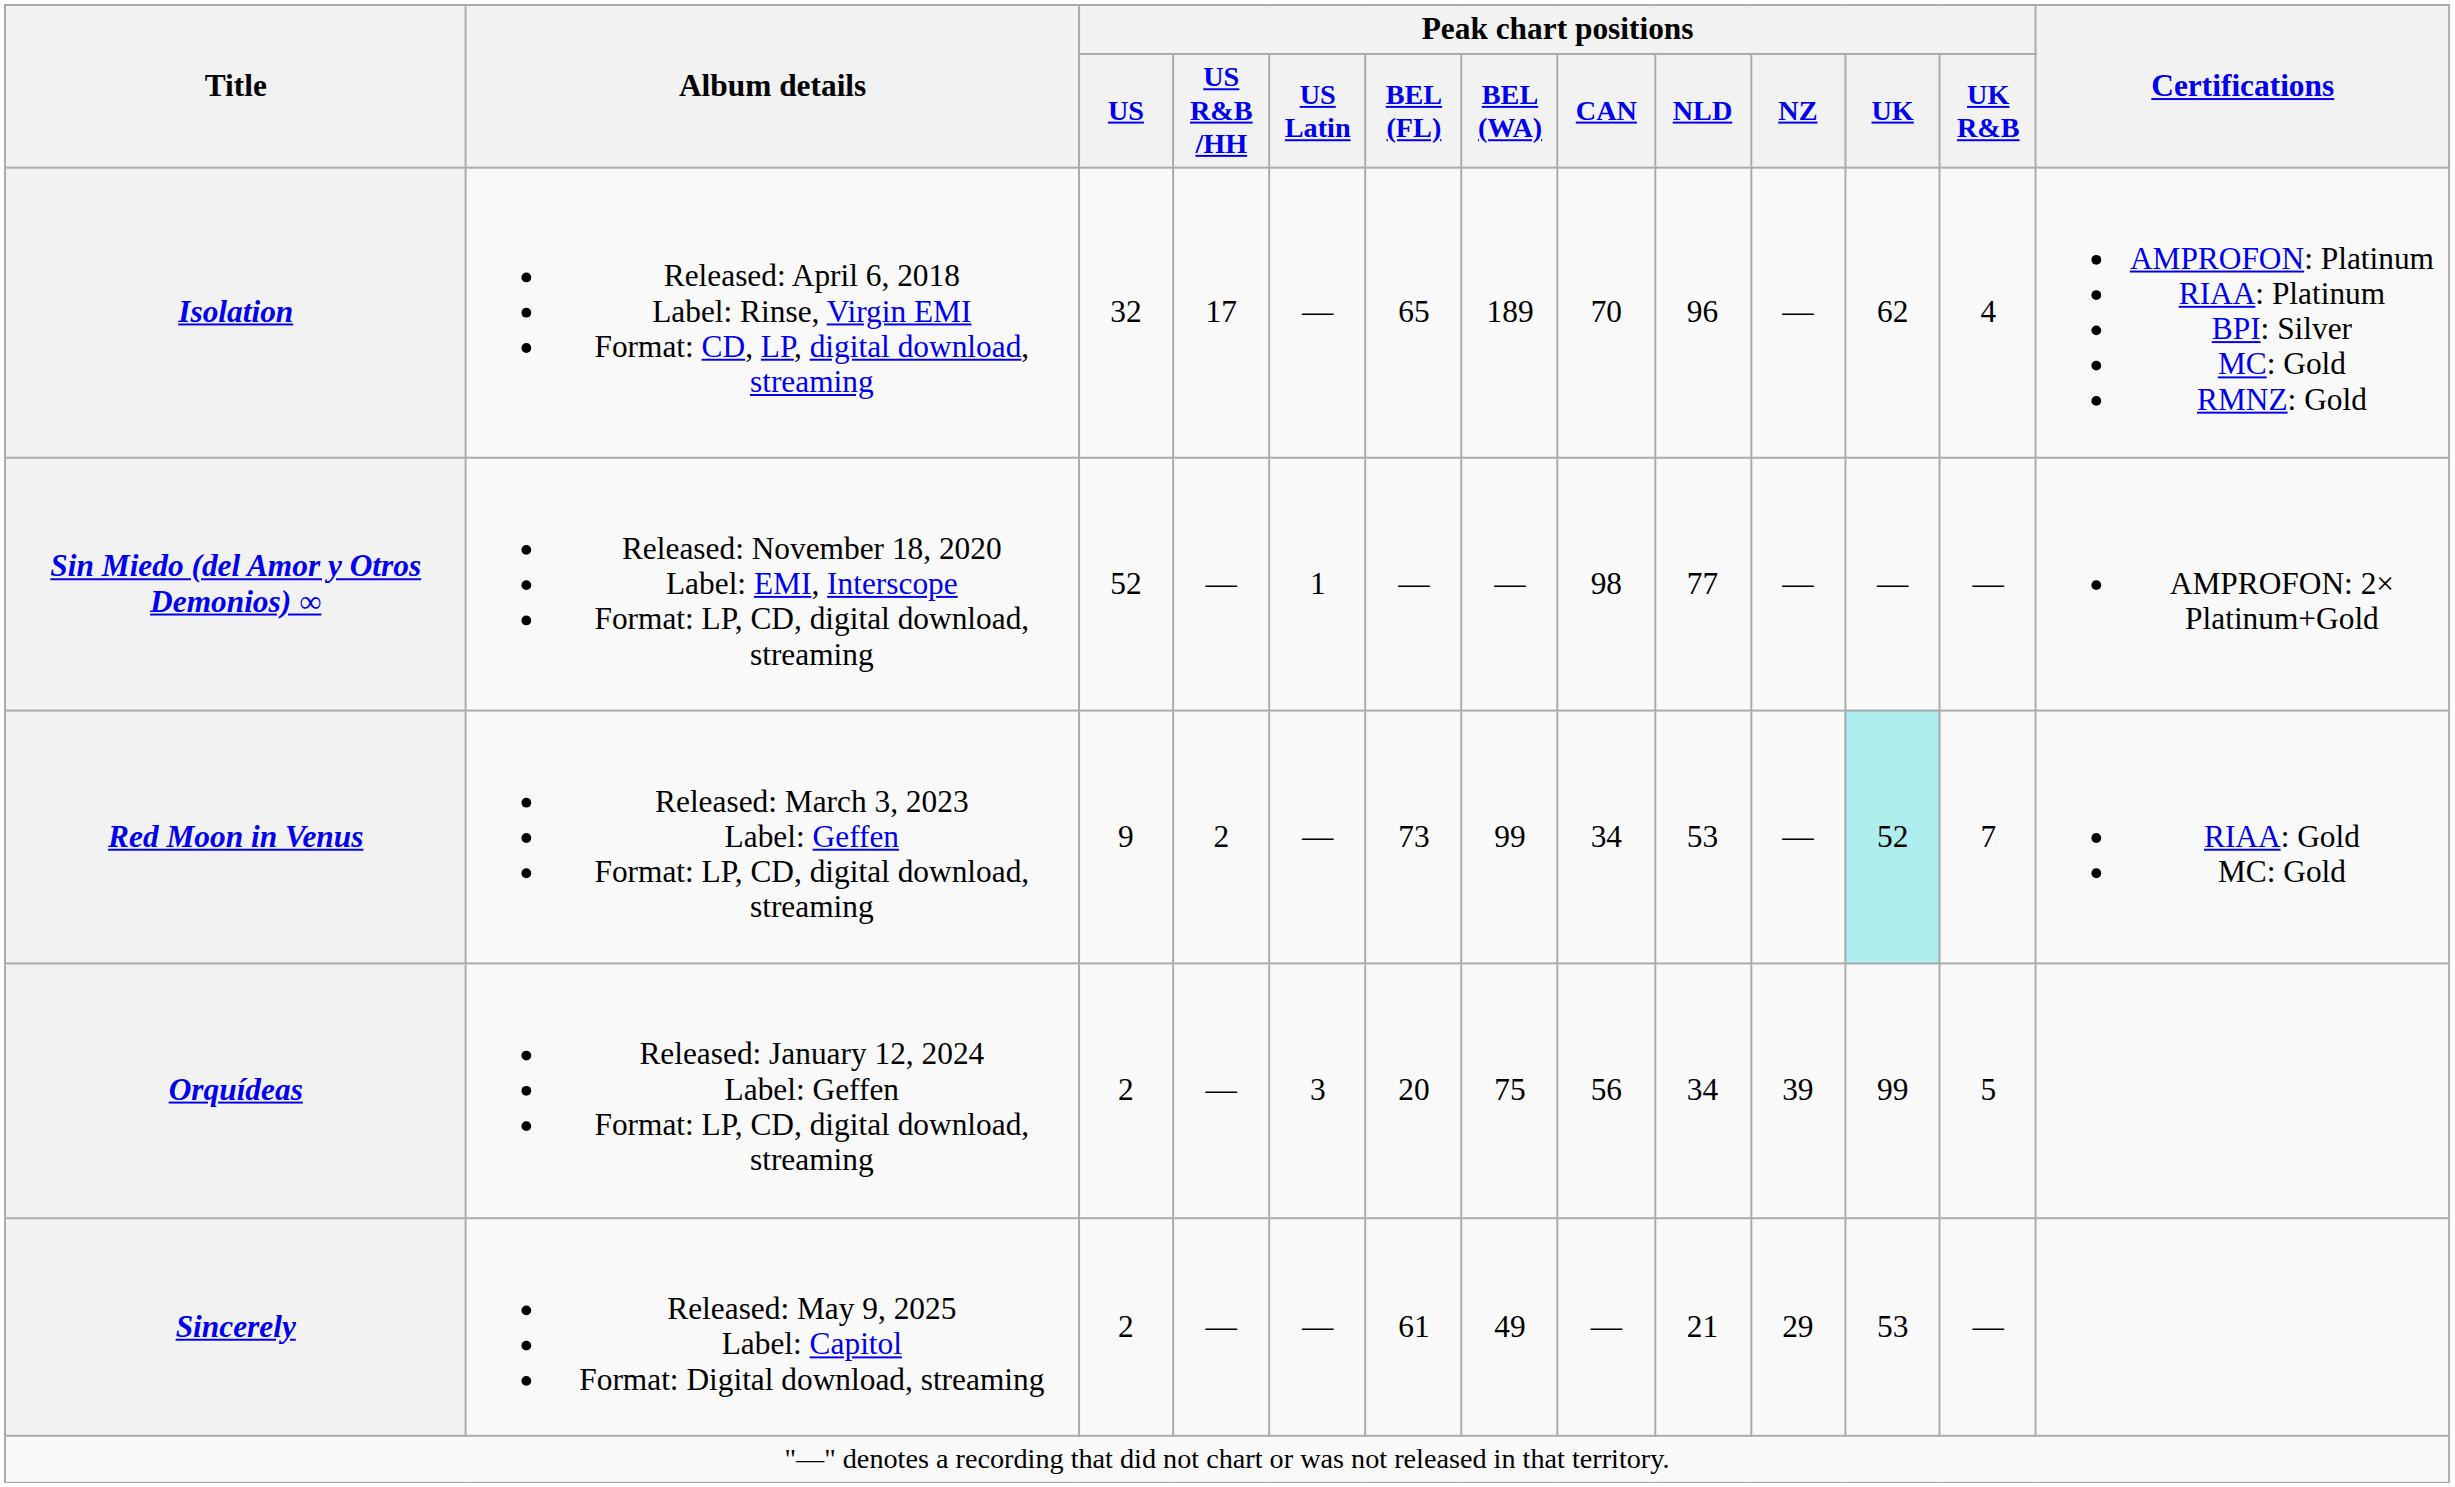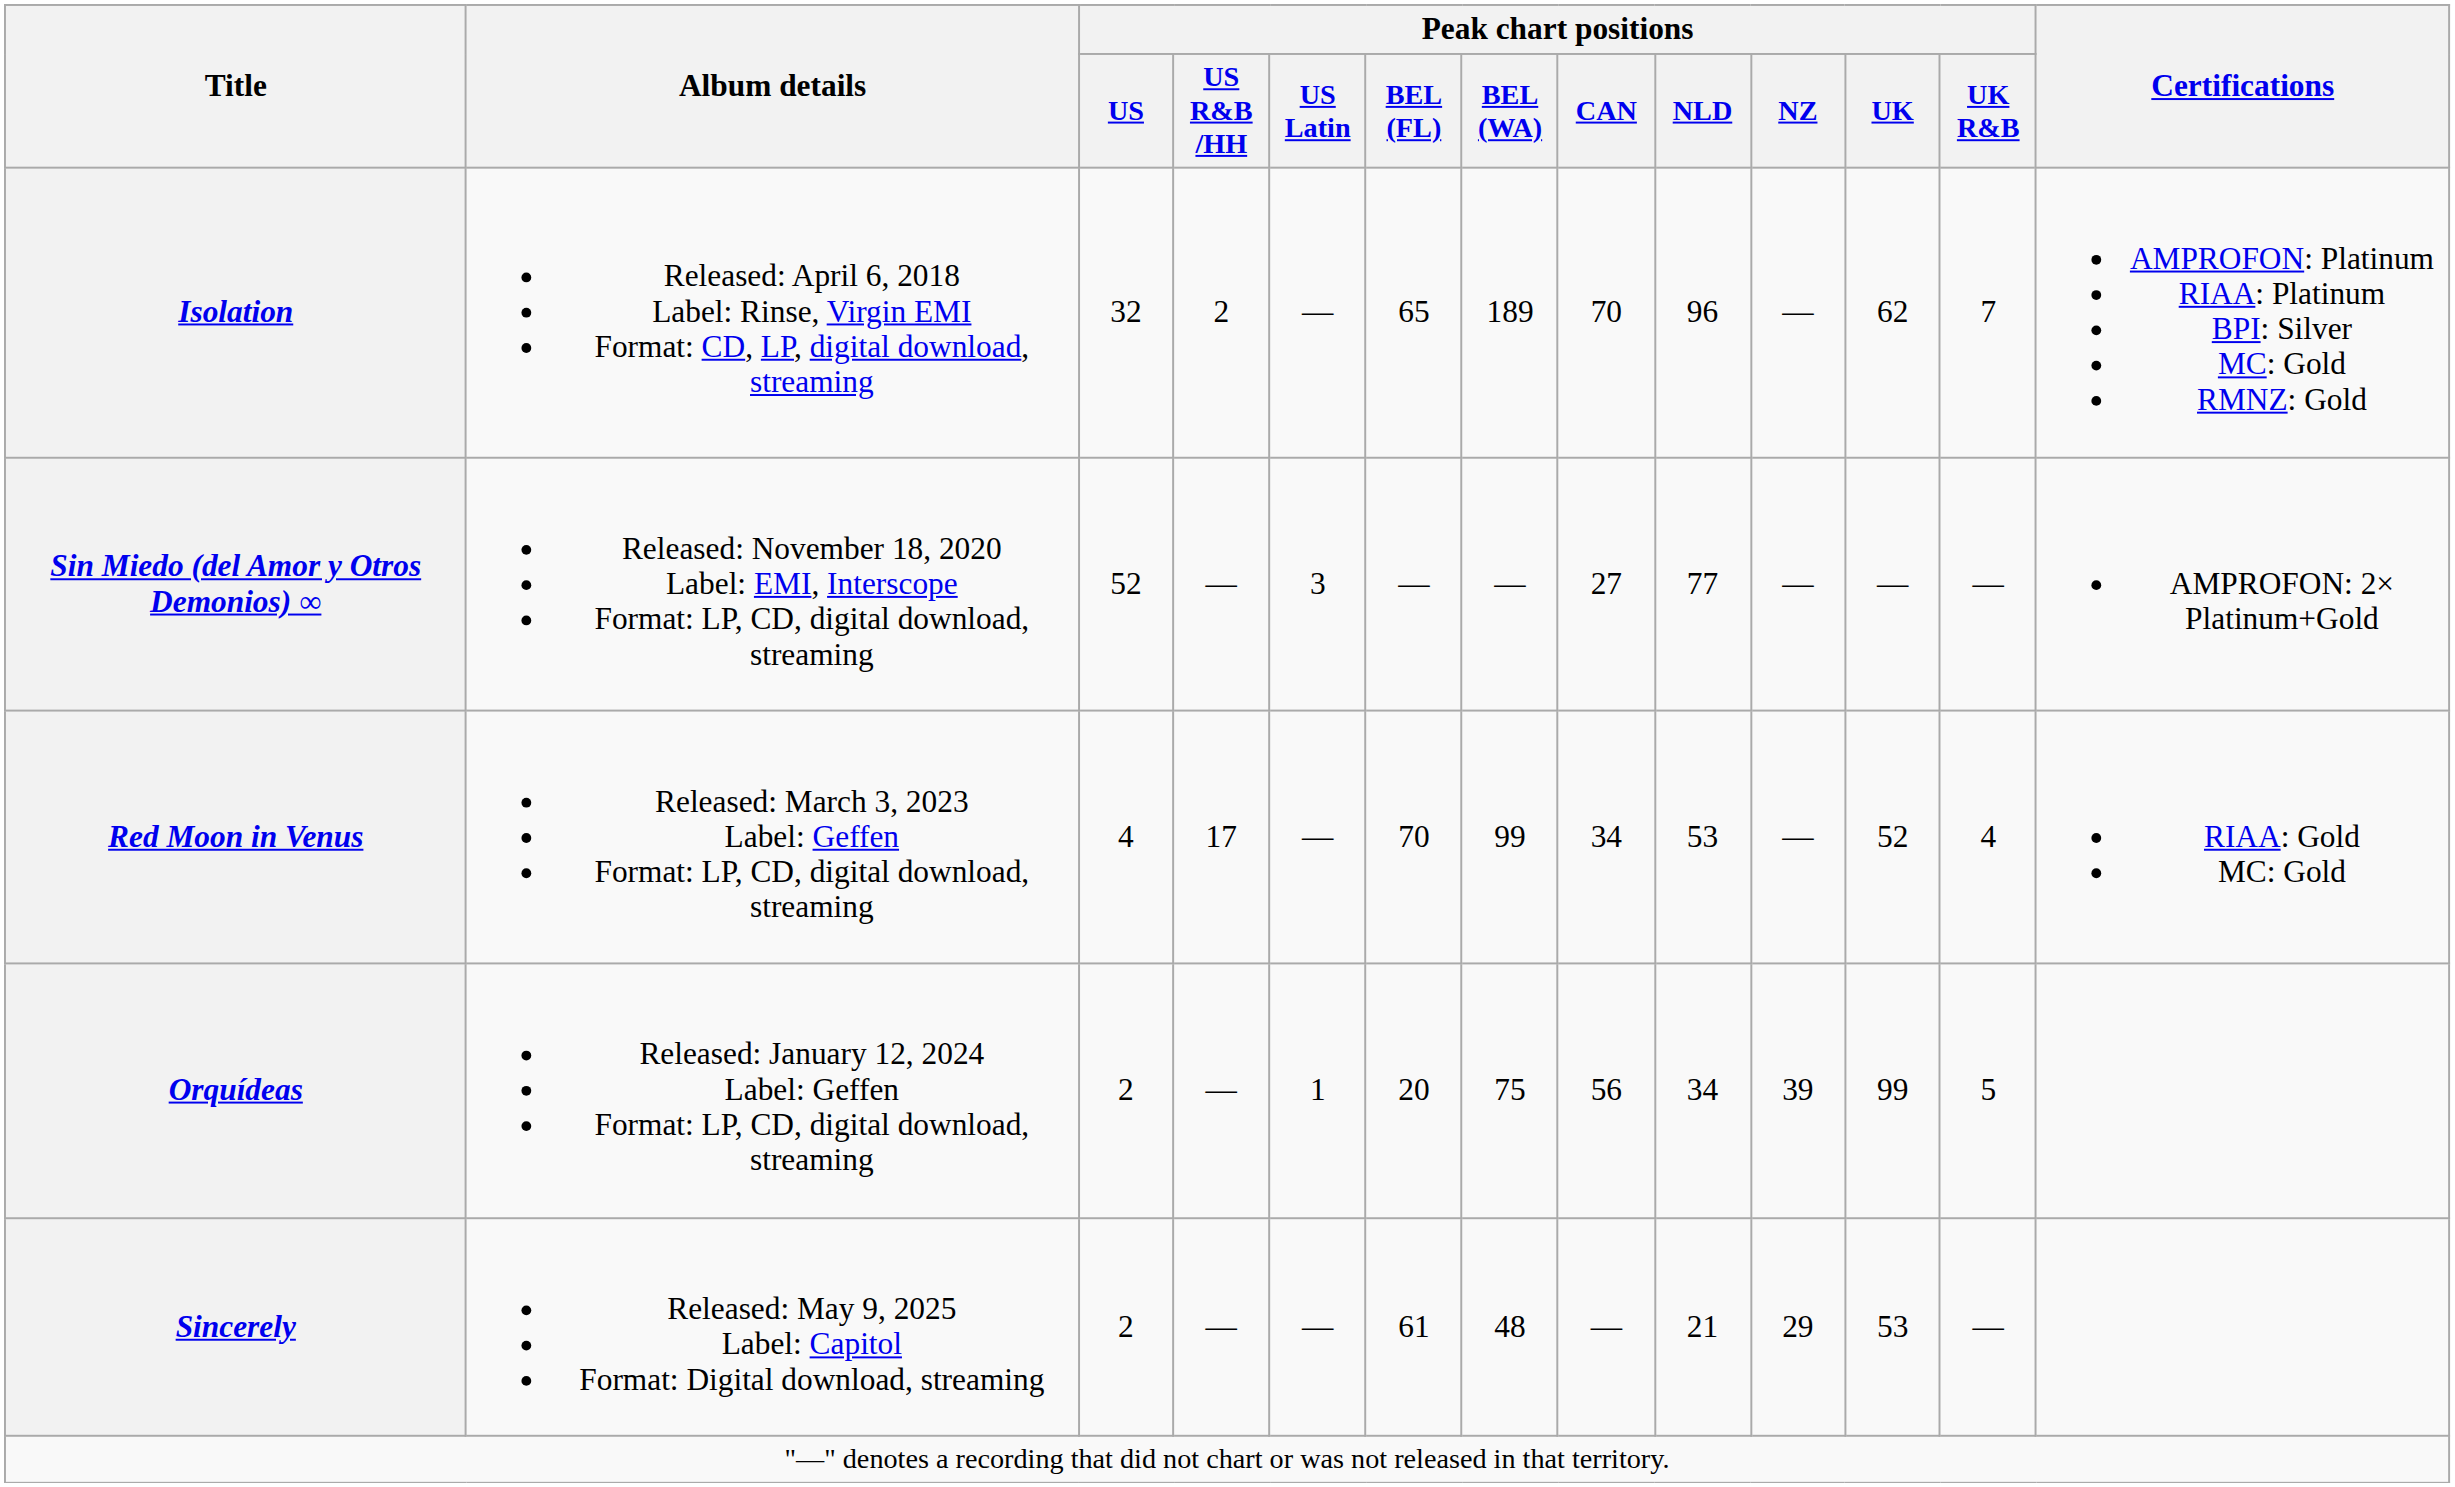(1221, 311) 17 -> (1221, 311) 2
(1988, 311) 4 -> (1988, 311) 7
(1318, 583) 1 -> (1318, 583) 3
(1606, 583) 98 -> (1606, 583) 27
(1126, 836) 9 -> (1126, 836) 4
(1221, 836) 2 -> (1221, 836) 17
(1414, 836) 73 -> (1414, 836) 70
(1893, 836) paleturquoise background -> (1893, 836) no background
(1988, 836) 7 -> (1988, 836) 4
(1318, 1090) 3 -> (1318, 1090) 1
(1510, 1326) 49 -> (1510, 1326) 48
